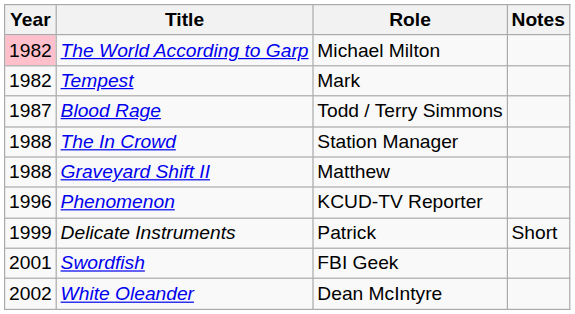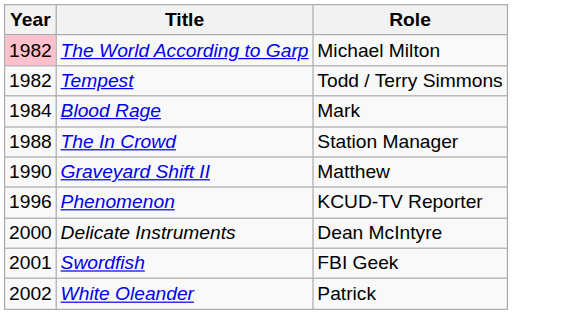- column: (538, 19)
(339, 80) Mark -> (410, 80) Todd / Terry Simmons
(30, 111) 1987 -> (30, 111) 1984
(410, 111) Todd / Terry Simmons -> (339, 111) Mark
(30, 171) 1988 -> (30, 171) 1990
(30, 232) 1999 -> (30, 232) 2000
(347, 232) Patrick -> (380, 232) Dean McIntyre
(380, 293) Dean McIntyre -> (347, 293) Patrick
